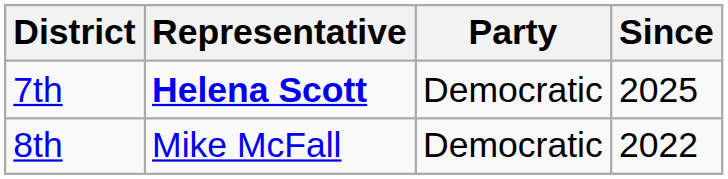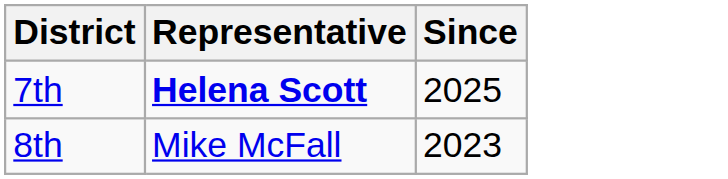- column: (513, 32)
(659, 145) 2022 -> (463, 145) 2023
